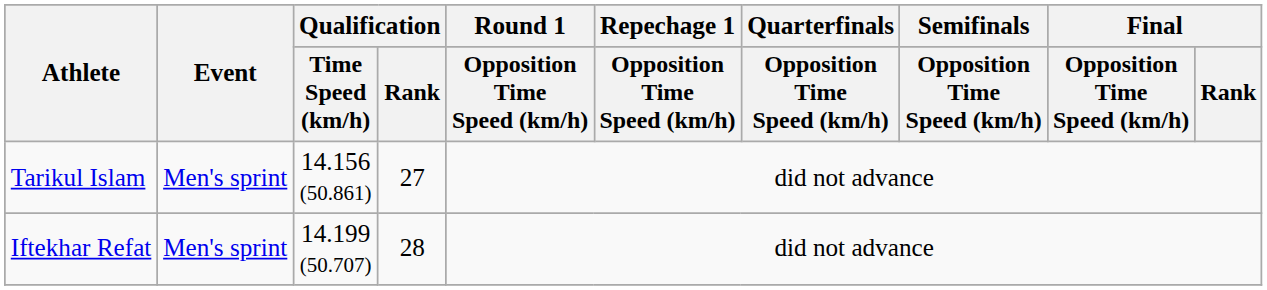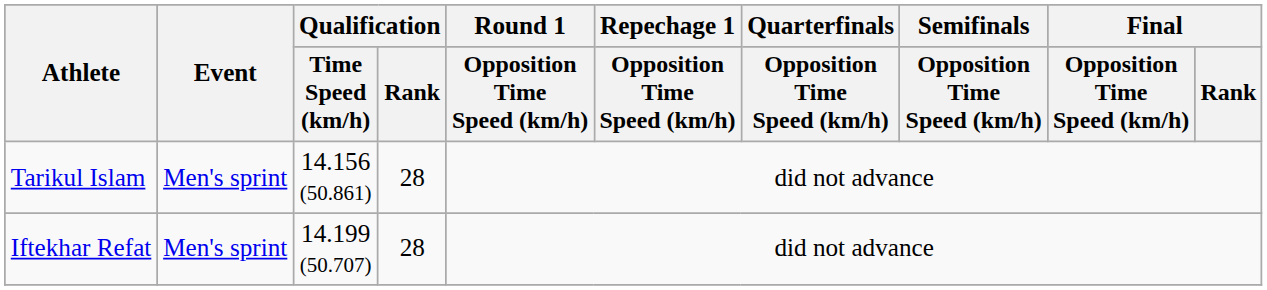(412, 177) 27 -> (412, 177) 28
